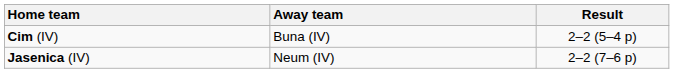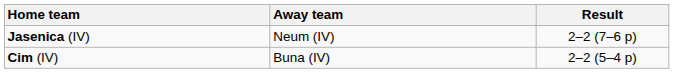rows swapped: (49, 57) <-> (33, 36)
